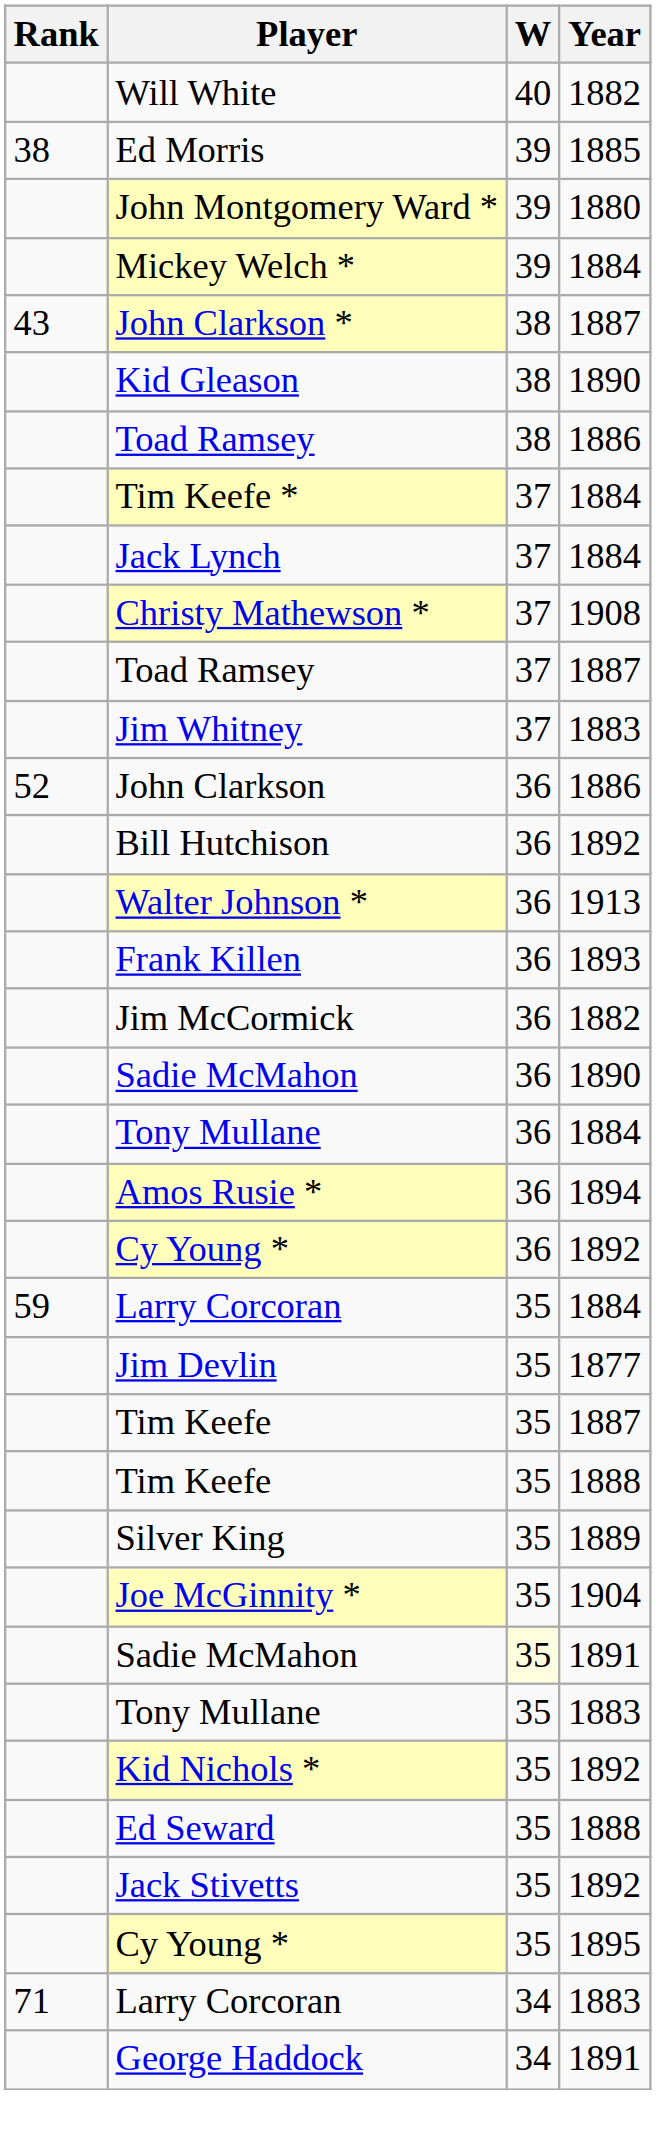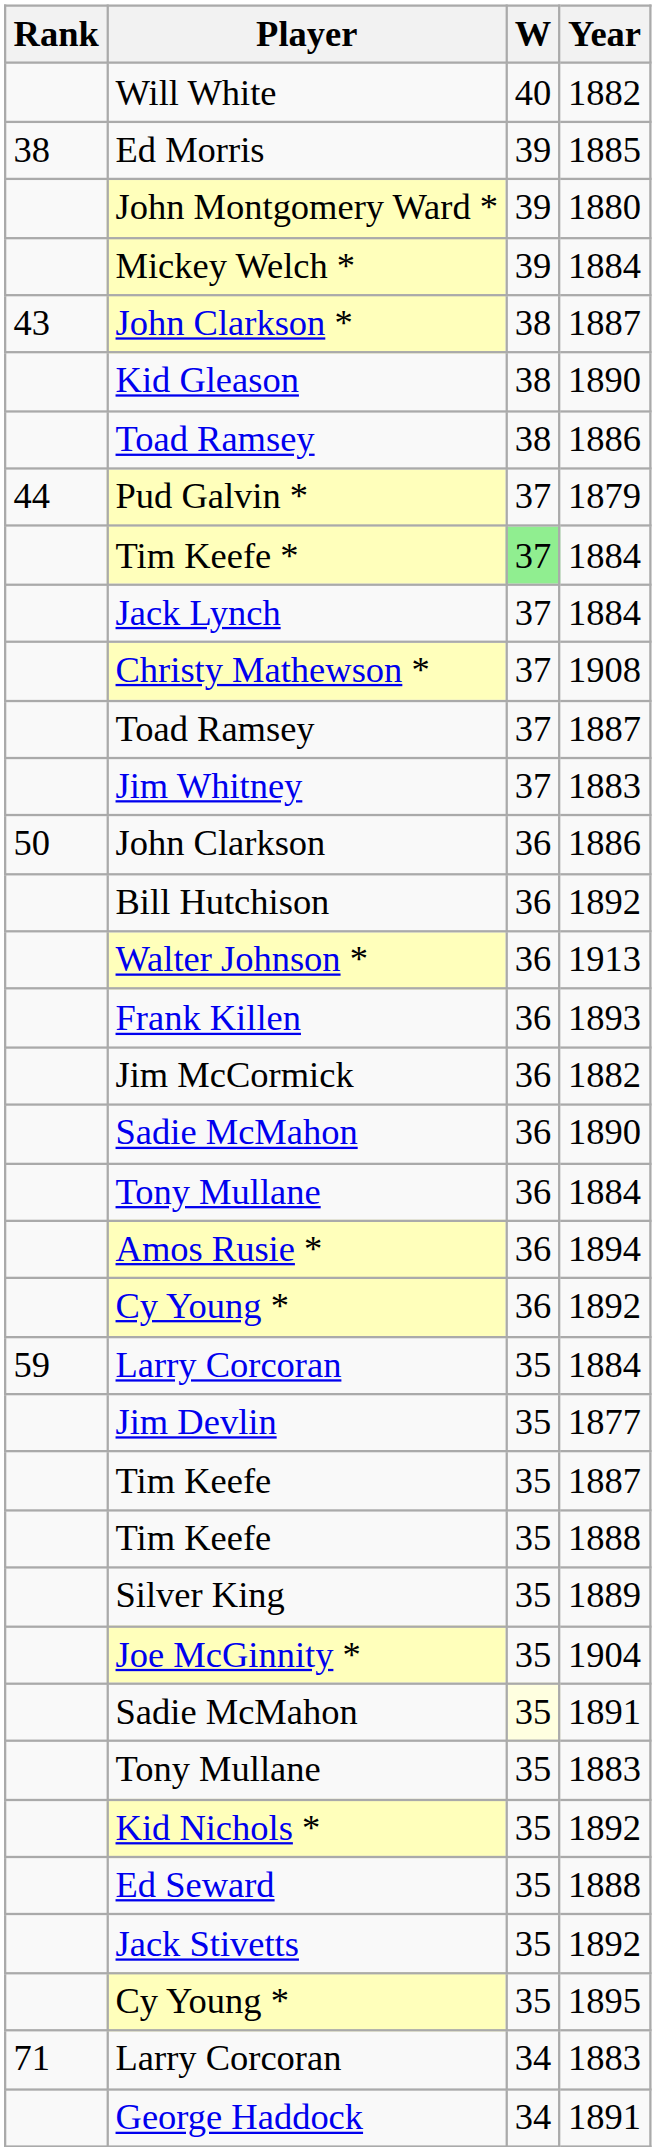+ row: (212, 496)
(533, 496) no background -> (533, 554) lightgreen background
(32, 786) 52 -> (32, 843) 50
